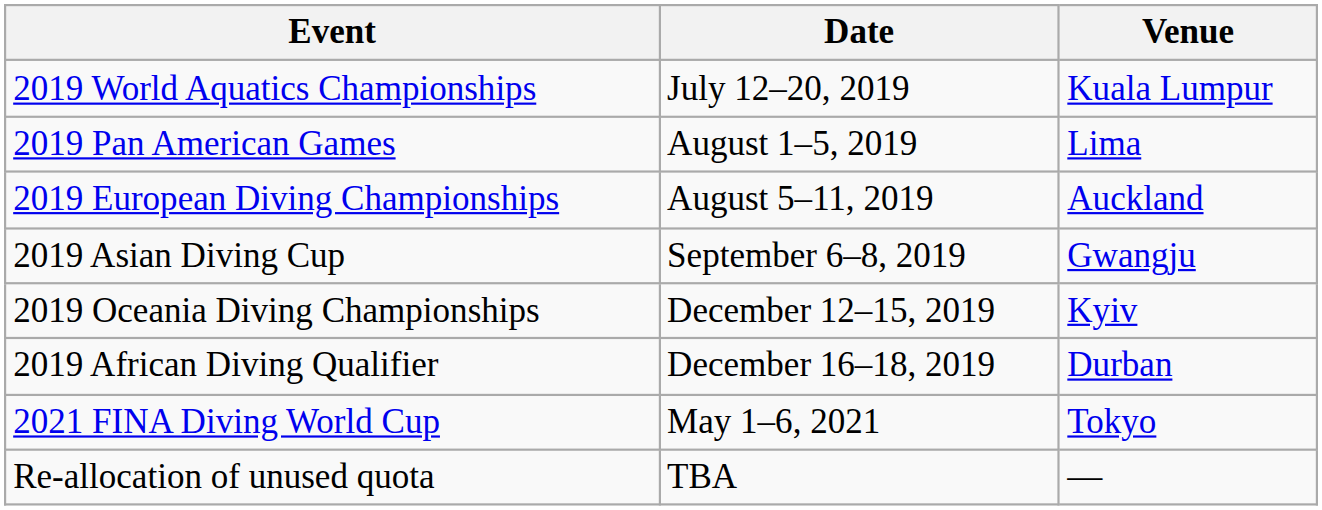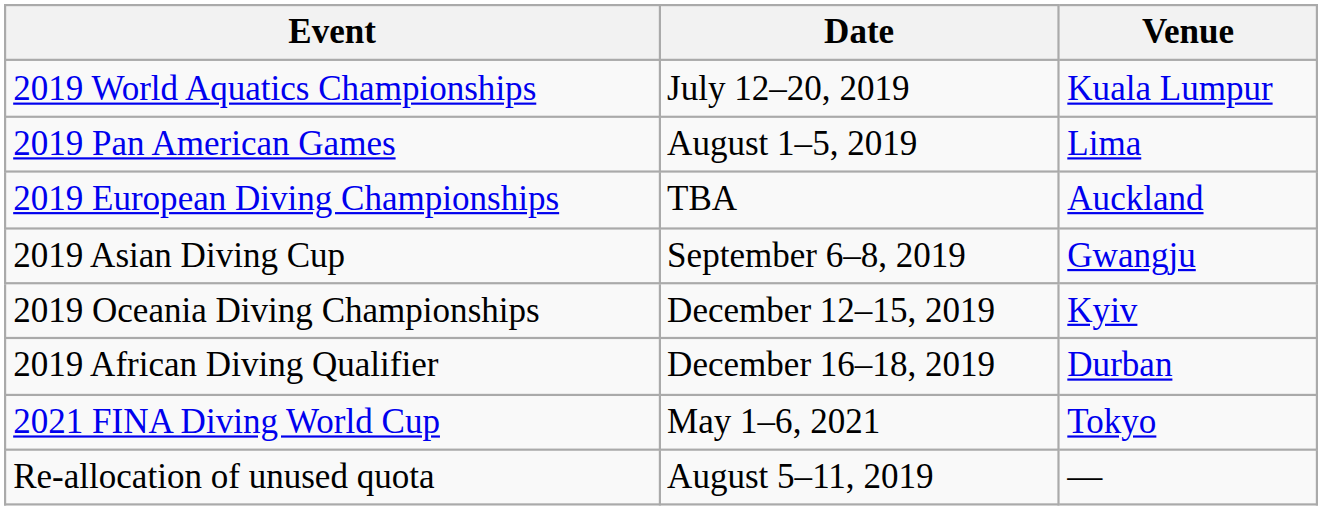(800, 198) August 5–11, 2019 -> (702, 198) TBA
(702, 476) TBA -> (800, 476) August 5–11, 2019
